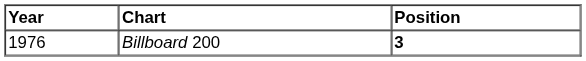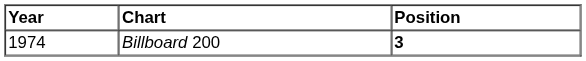(27, 42) 1976 -> (27, 42) 1974
